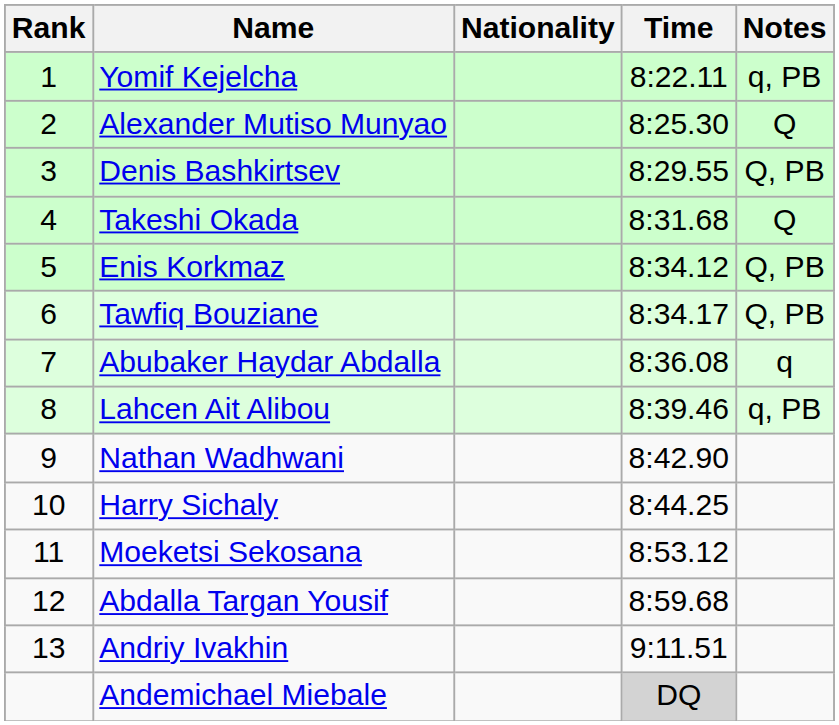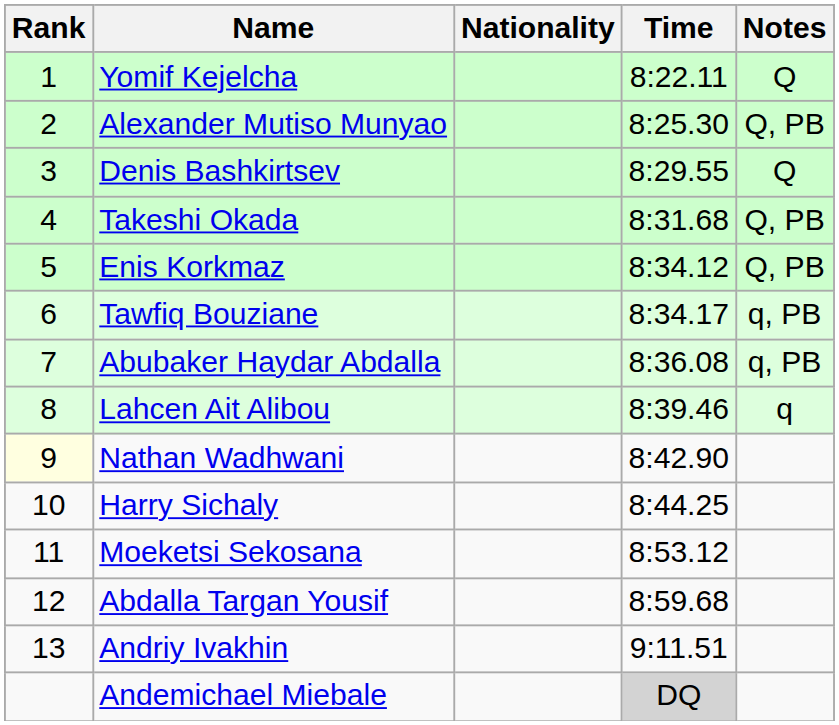(785, 76) q, PB -> (785, 76) Q
(785, 123) Q -> (785, 123) Q, PB
(785, 171) Q, PB -> (785, 171) Q
(785, 219) Q -> (785, 219) Q, PB
(785, 314) Q, PB -> (785, 314) q, PB
(785, 362) q -> (785, 362) q, PB
(785, 409) q, PB -> (785, 409) q
(49, 457) no background -> (49, 457) lightyellow background
